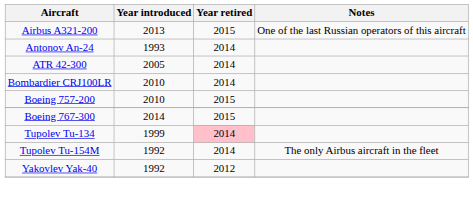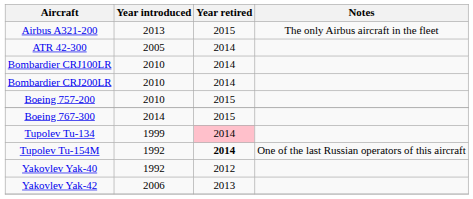(361, 30) One of the last Russian operators of this aircraft -> (361, 30) The only Airbus aircraft in the fleet
- row: (60, 47)
+ row: (60, 82)
(224, 151) normal -> (224, 151) bold
(361, 151) The only Airbus aircraft in the fleet -> (361, 151) One of the last Russian operators of this aircraft
+ row: (60, 185)
